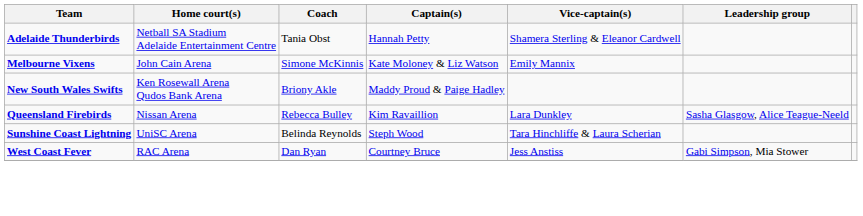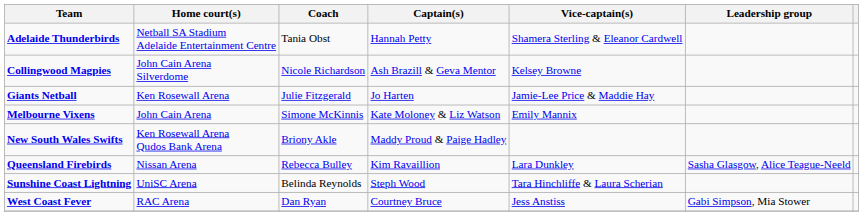+ row: (59, 71)
+ row: (42, 96)
